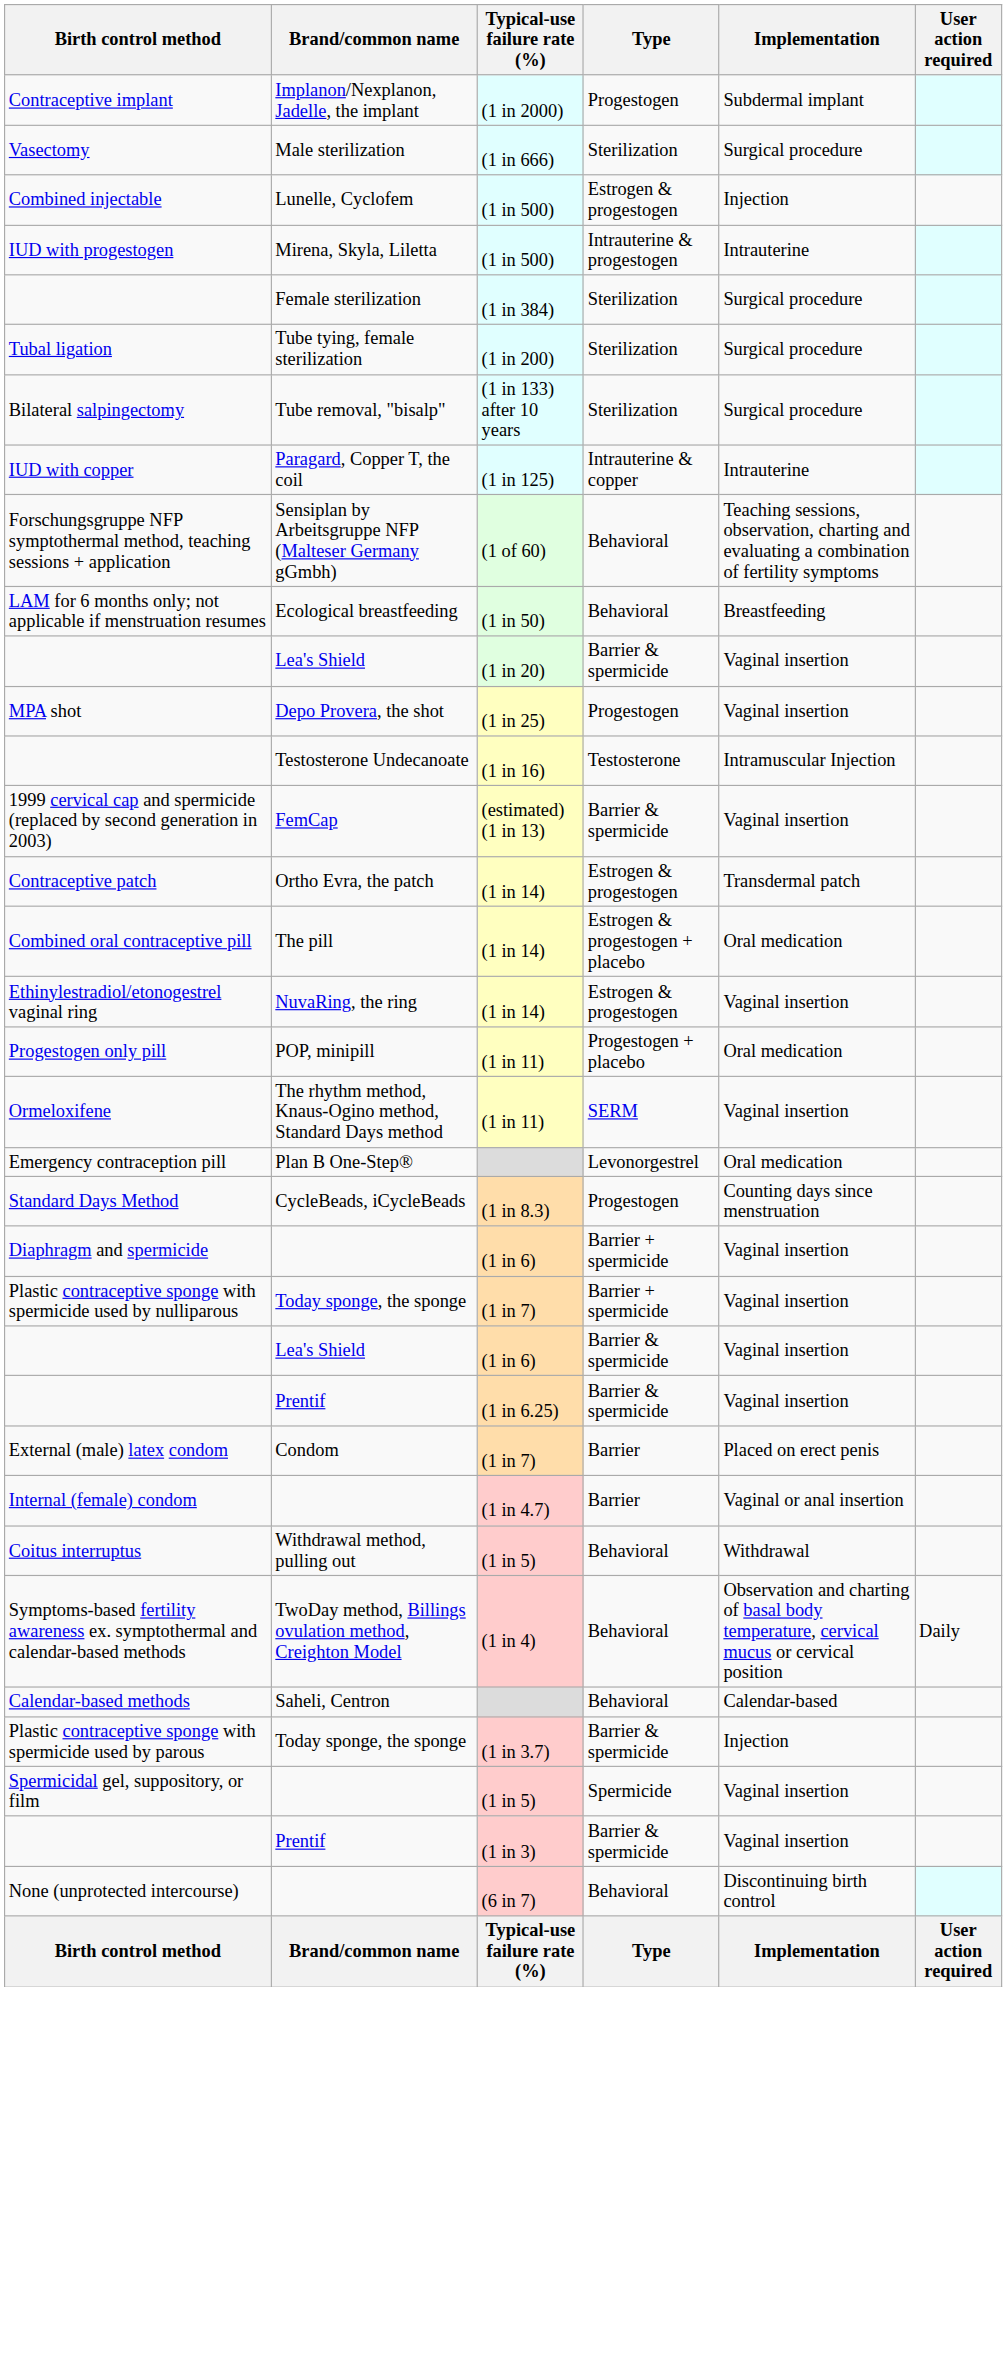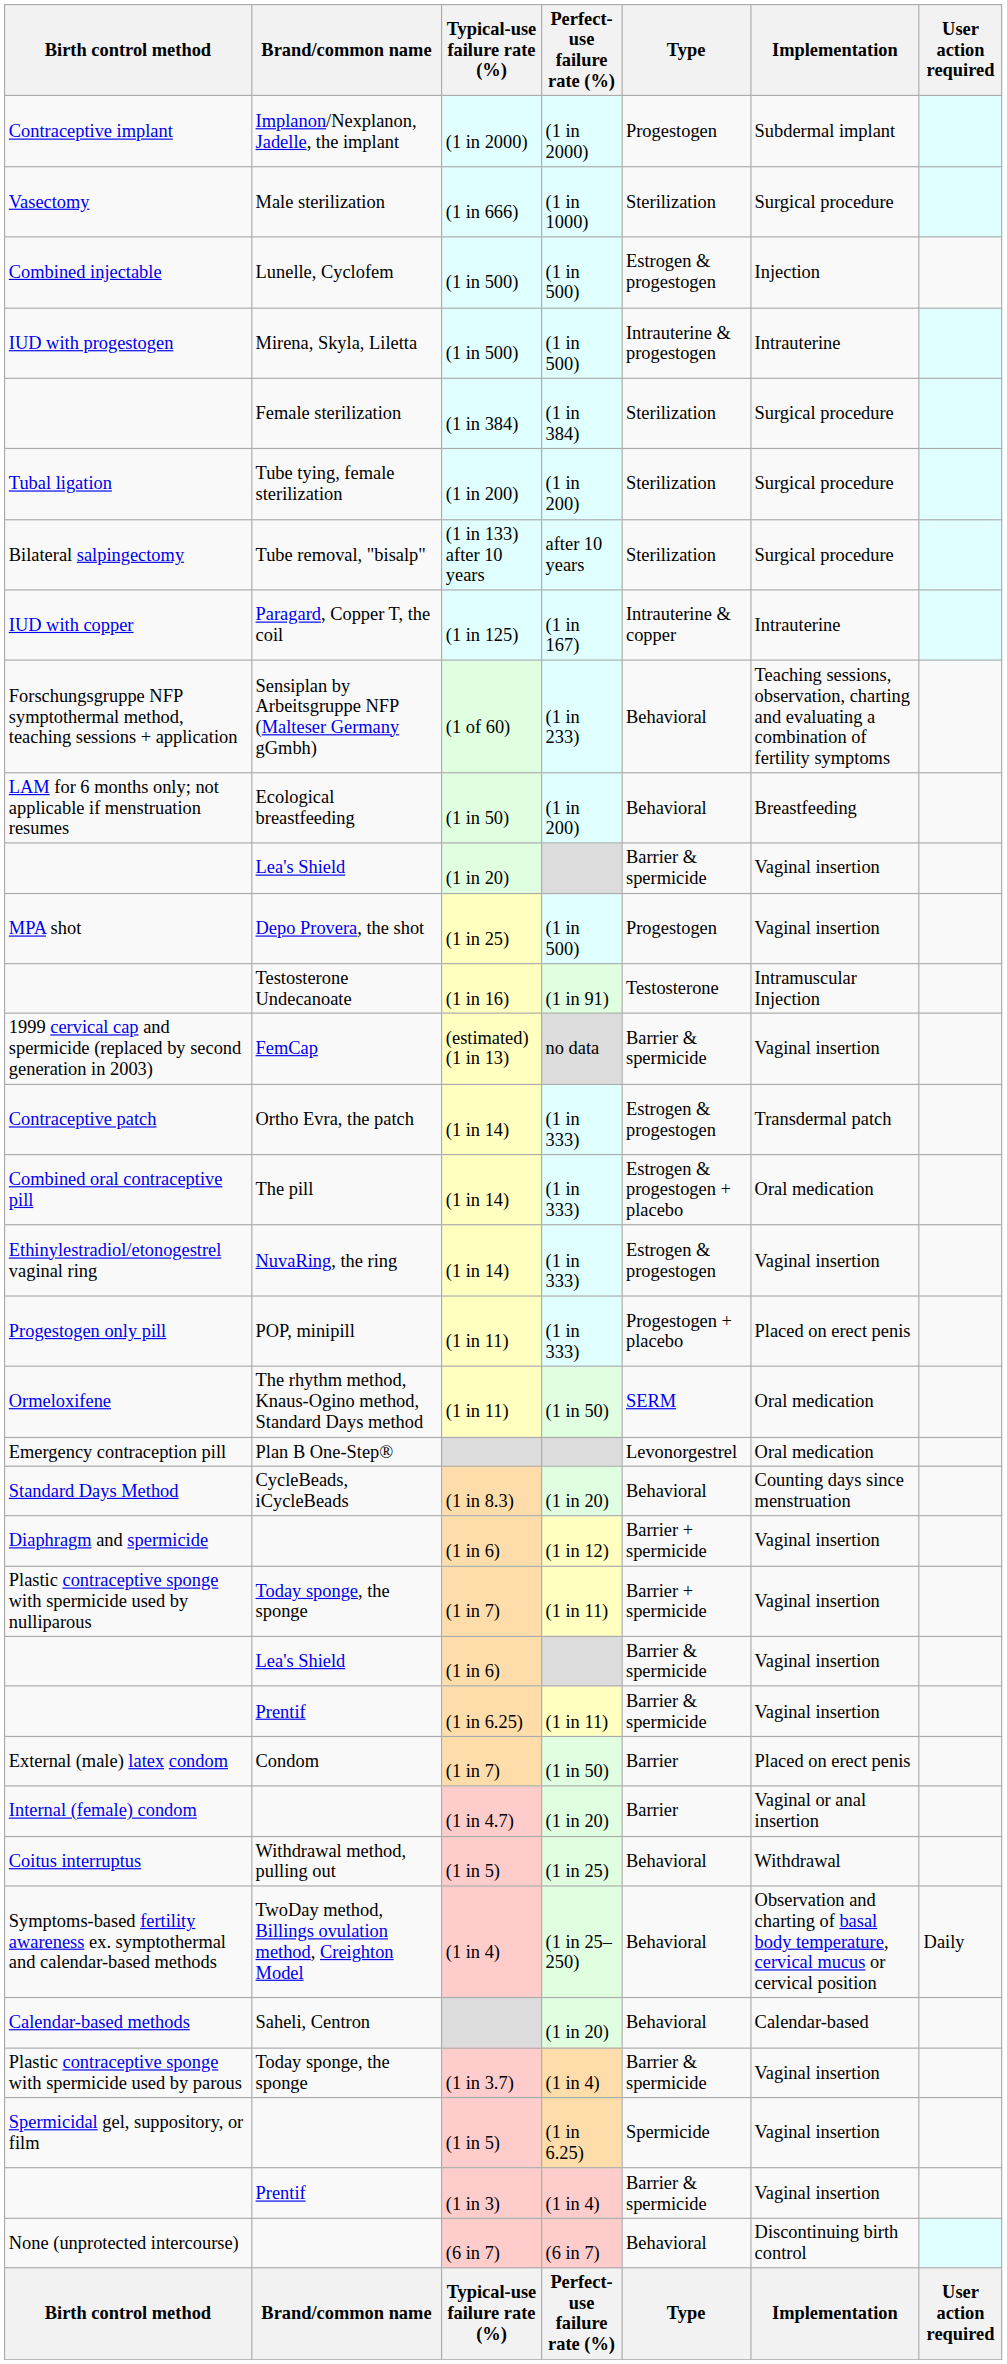+ column: (582, 50)
(783, 1051) Oral medication -> (833, 1330) Placed on erect penis
(786, 1111) Vaginal insertion -> (814, 1401) Oral medication
(633, 1201) Progestogen -> (666, 1490) Behavioral
(756, 1741) Injection -> (817, 2072) Vaginal insertion
